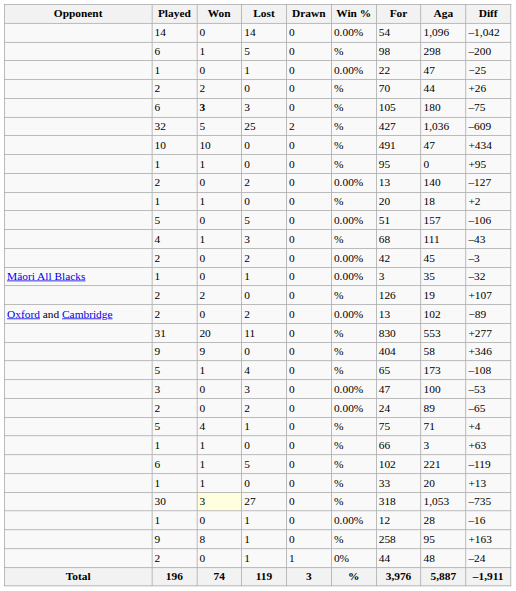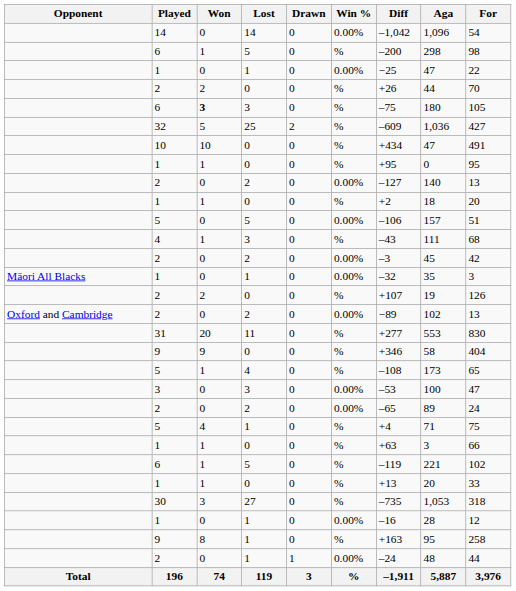columns swapped: (399, 14) <-> (488, 14)
(202, 502) lightyellow background -> (202, 502) no background
(342, 558) 0% -> (349, 558) 0.00%
